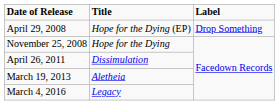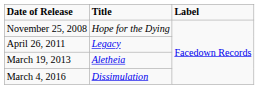- row: (36, 28)
(120, 60) Dissimulation -> (106, 44) Legacy
(106, 92) Legacy -> (120, 76) Dissimulation
